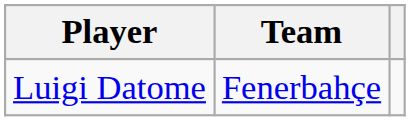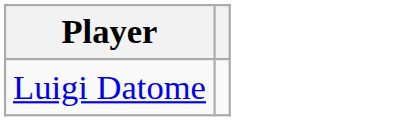- column: (302, 31)
